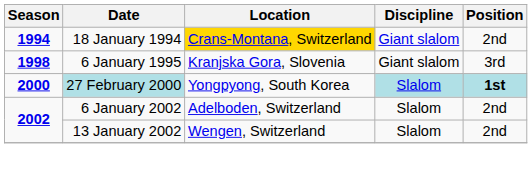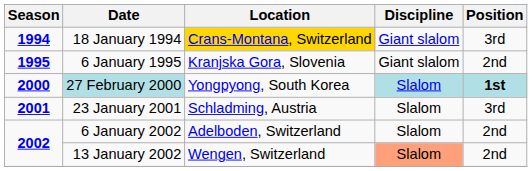(495, 39) 2nd -> (495, 39) 3rd
(34, 62) 1998 -> (34, 62) 1995
(495, 62) 3rd -> (495, 62) 2nd
+ row: (127, 108)
(419, 131) no background -> (419, 154) lightsalmon background
